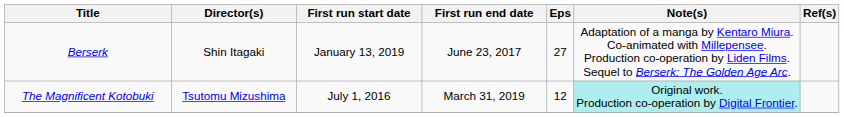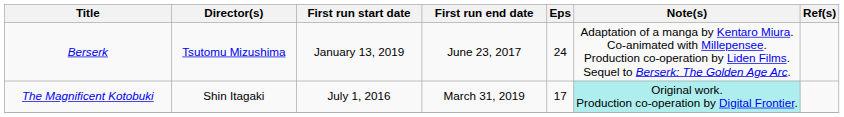(234, 51) Shin Itagaki -> (234, 51) Tsutomu Mizushima
(560, 51) 27 -> (560, 51) 24
(234, 96) Tsutomu Mizushima -> (234, 96) Shin Itagaki
(560, 96) 12 -> (560, 96) 17
